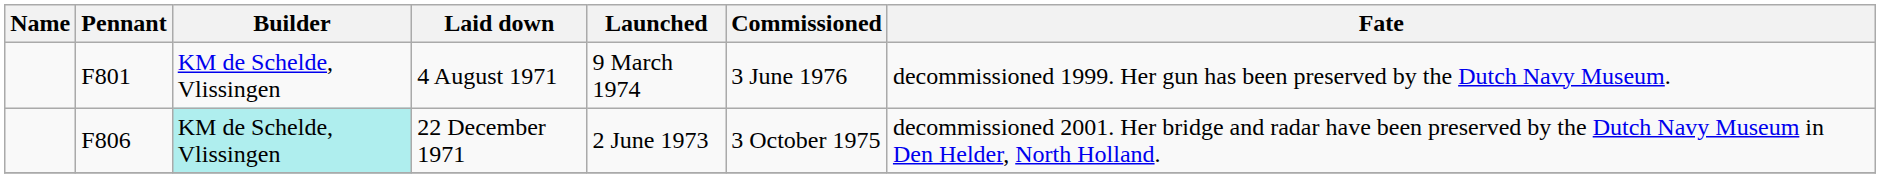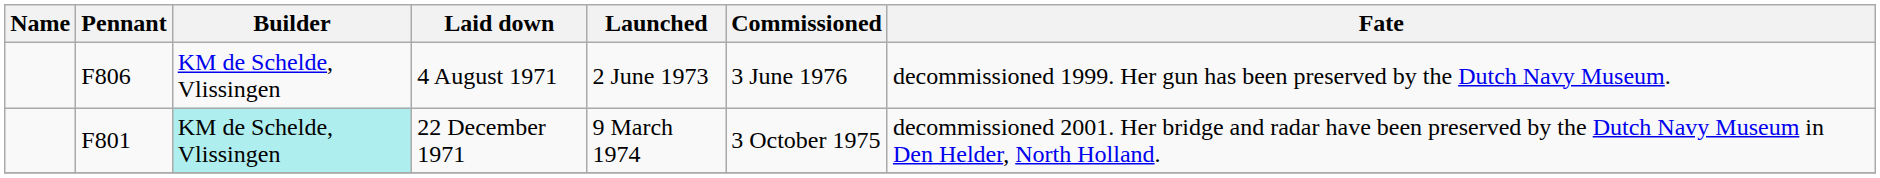(106, 75) F801 -> (106, 75) F806
(633, 75) 9 March 1974 -> (650, 75) 2 June 1973
(106, 140) F806 -> (106, 140) F801
(650, 140) 2 June 1973 -> (633, 140) 9 March 1974
